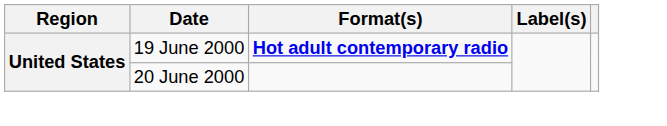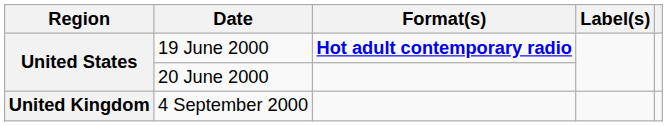+ row: (233, 105)
